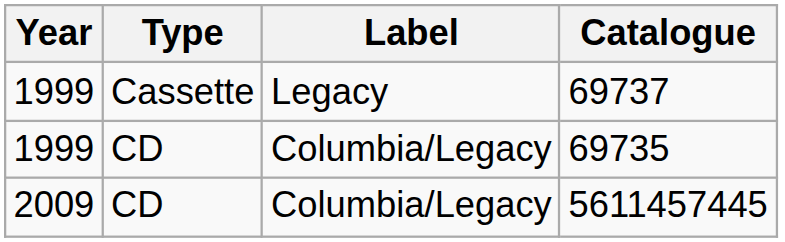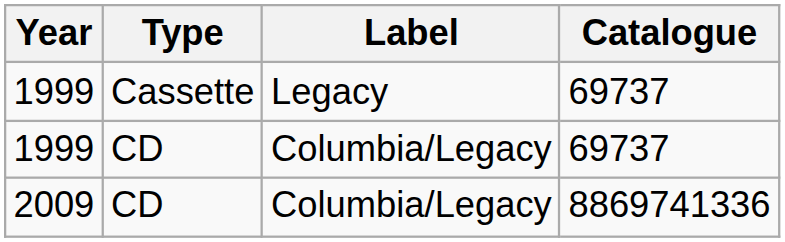(619, 148) 69735 -> (619, 148) 69737
(668, 206) 5611457445 -> (669, 206) 8869741336
